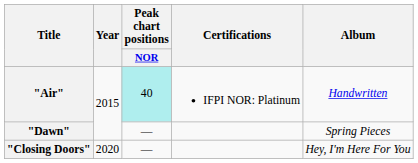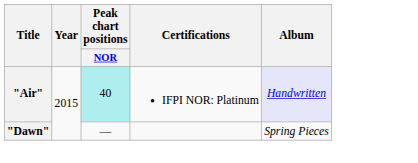(358, 94) no background -> (296, 94) lavender background
- row: (49, 149)
